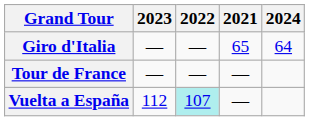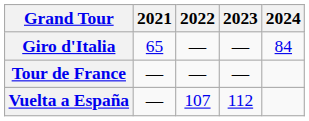columns swapped: (240, 18) <-> (155, 18)
(283, 45) 64 -> (283, 45) 84
(197, 101) paleturquoise background -> (197, 101) no background
